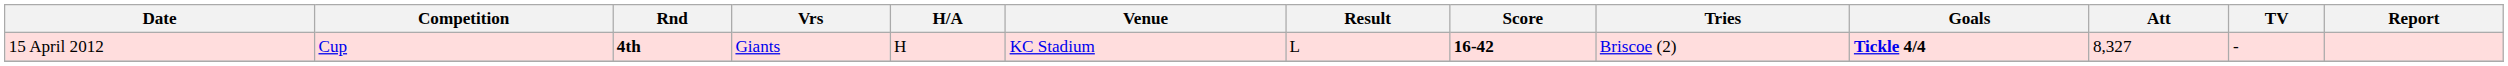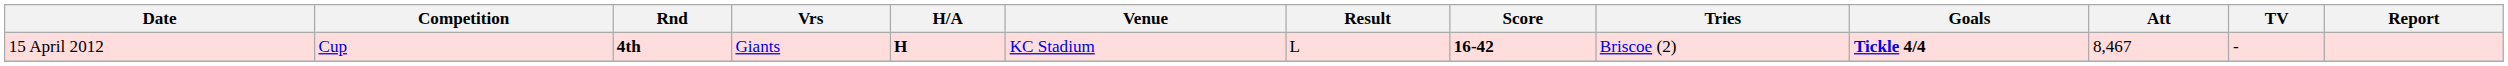(900, 46) normal -> (901, 46) bold
(2112, 46) 8,327 -> (2112, 46) 8,467
